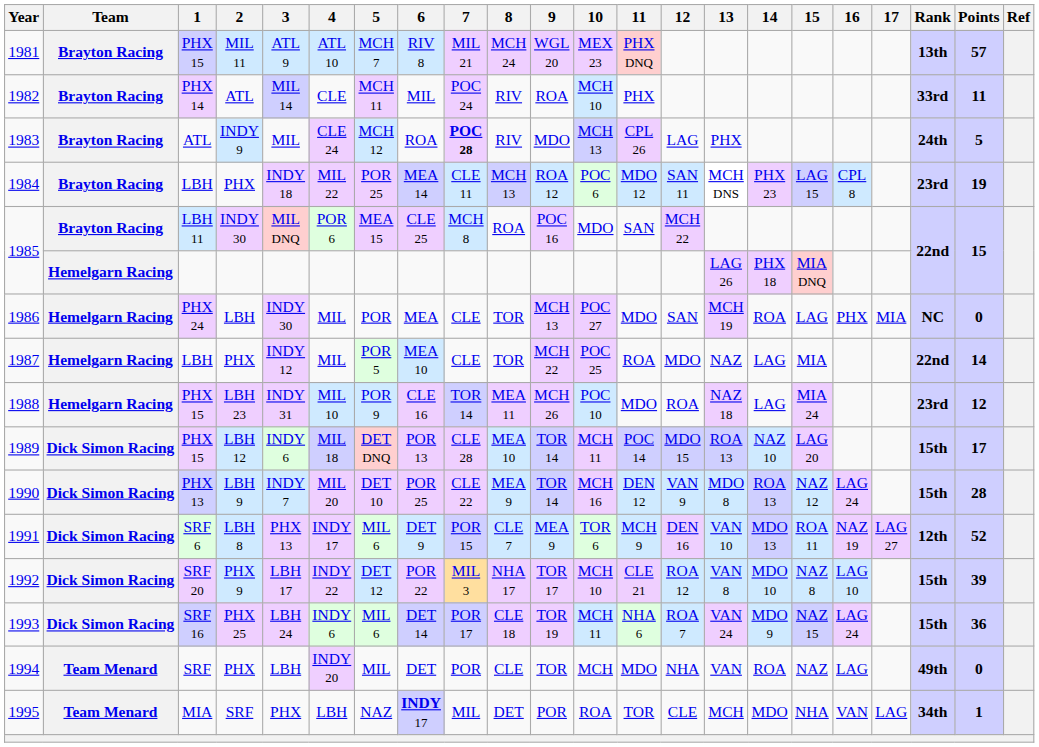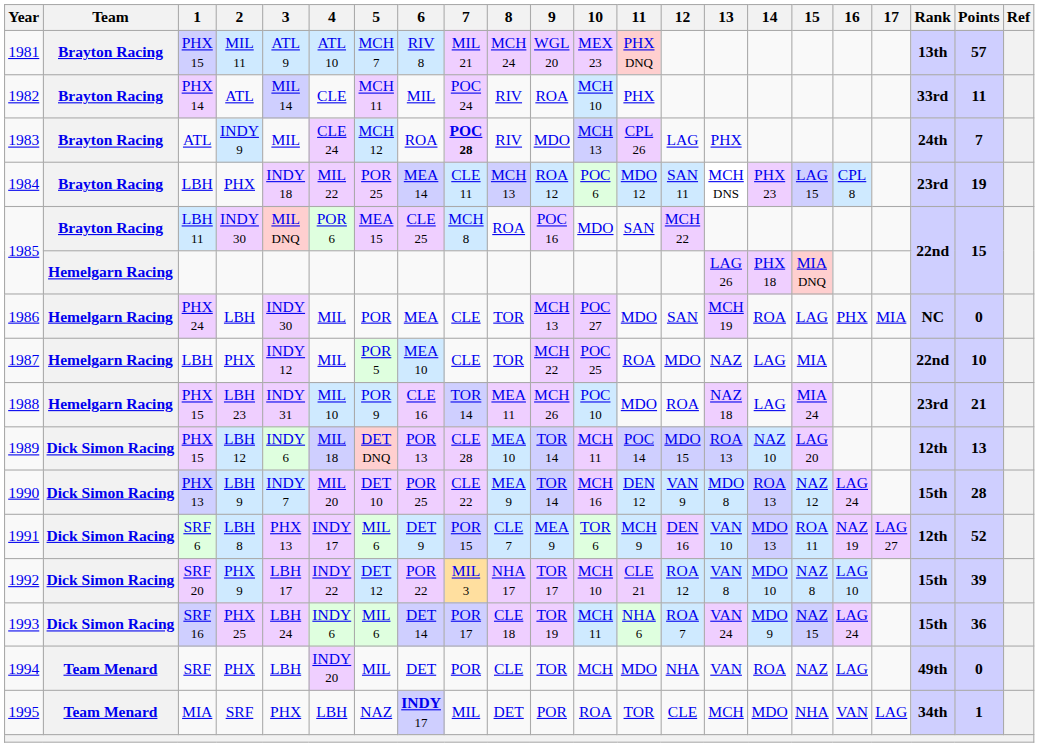(979, 140) 5 -> (979, 140) 7
(979, 360) 14 -> (979, 360) 10
(979, 404) 12 -> (979, 404) 21
(933, 448) 15th -> (933, 448) 12th
(979, 448) 17 -> (979, 448) 13
